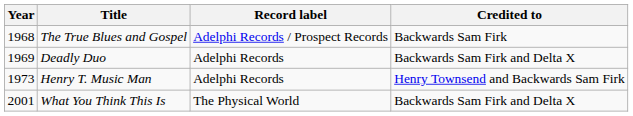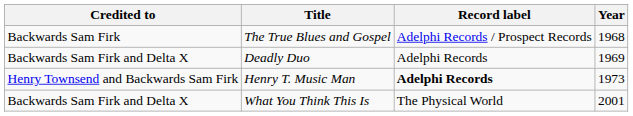columns swapped: (21, 15) <-> (509, 15)
(238, 79) normal -> (445, 79) bold
